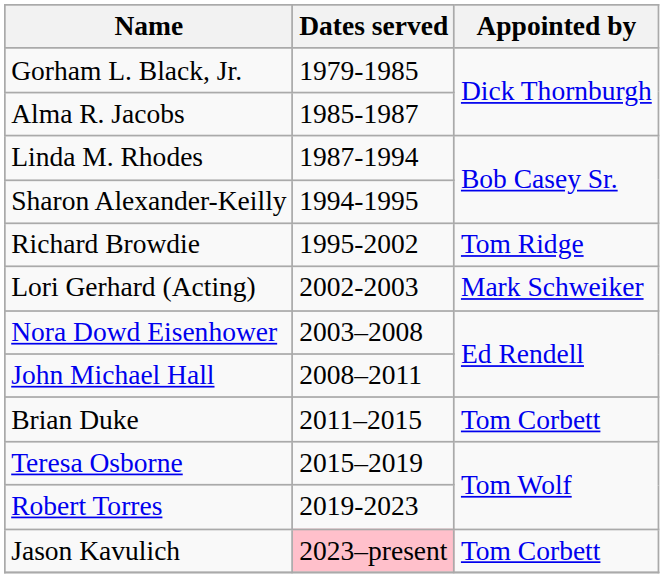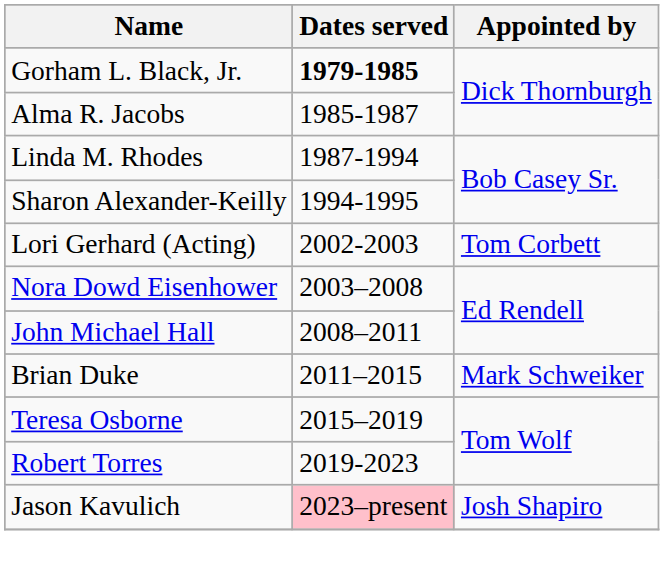(359, 69) normal -> (359, 69) bold
- row: (106, 244)
(552, 288) Mark Schweiker -> (531, 244) Tom Corbett
(531, 419) Tom Corbett -> (552, 375) Mark Schweiker
(531, 550) Tom Corbett -> (532, 506) Josh Shapiro
